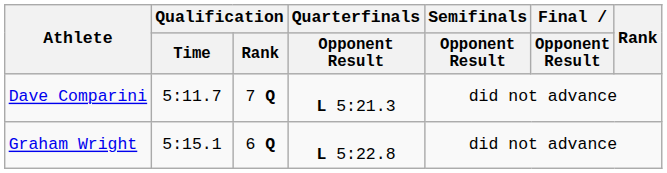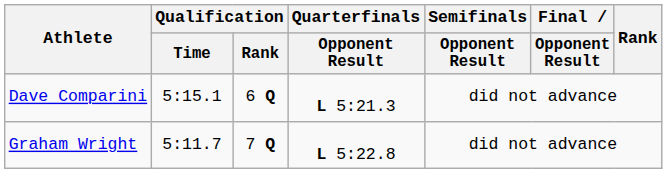(192, 97) 5:11.7 -> (192, 97) 5:15.1
(260, 97) 7 Q -> (260, 97) 6 Q
(192, 145) 5:15.1 -> (192, 145) 5:11.7
(260, 145) 6 Q -> (260, 145) 7 Q
